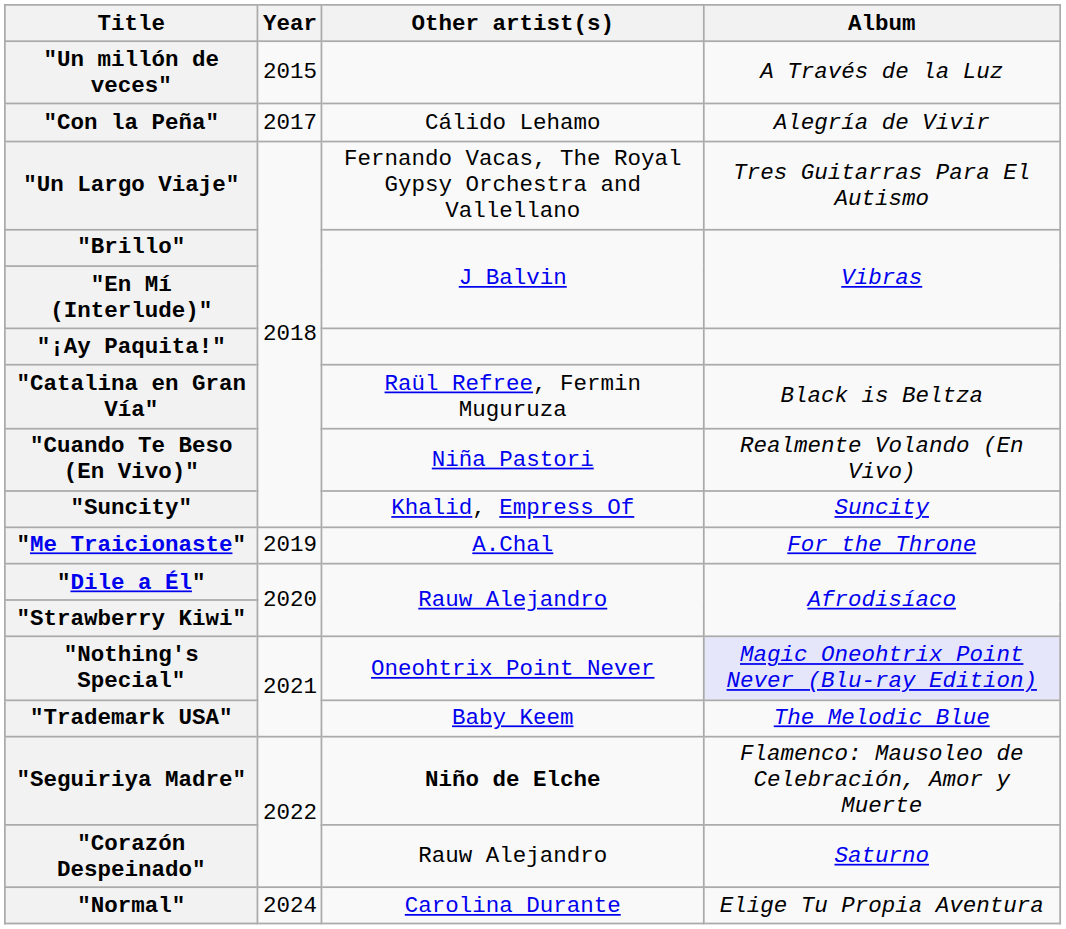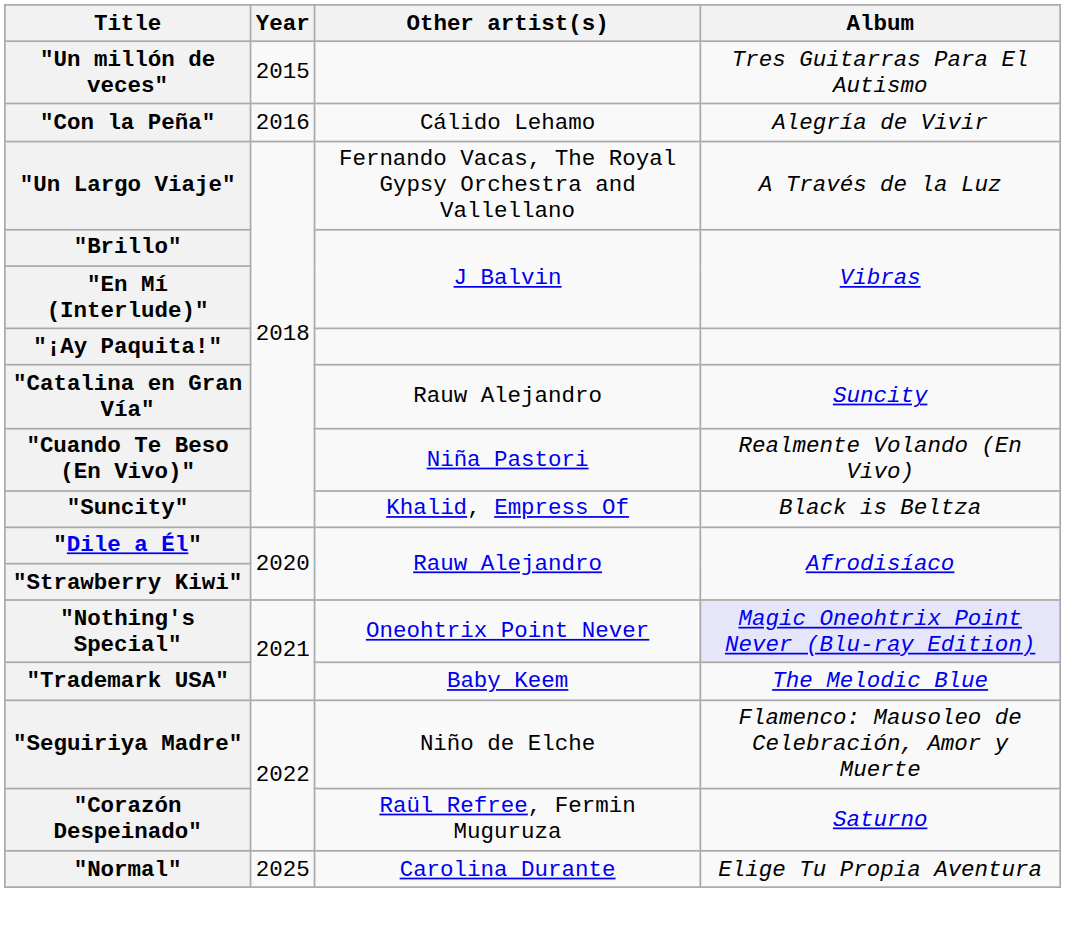(882, 73) A Través de la Luz -> (880, 73) Tres Guitarras Para El Autismo
(290, 122) 2017 -> (283, 122) 2016
(882, 185) Tres Guitarras Para El Autismo -> (880, 185) A Través de la Luz
(513, 397) Raül Refree, Fermin Muguruza -> (508, 397) Rauw Alejandro
(882, 397) Black is Beltza -> (880, 397) Suncity
(882, 509) Suncity -> (880, 509) Black is Beltza
- row: (131, 545)
(513, 781) bold -> (508, 744) normal
(513, 856) Rauw Alejandro -> (508, 820) Raül Refree, Fermin Muguruza
(290, 906) 2024 -> (283, 869) 2025
